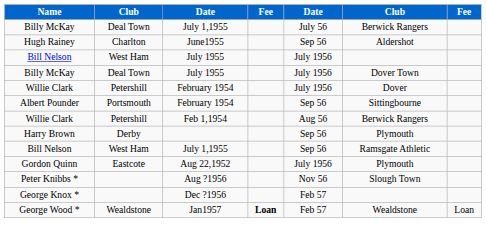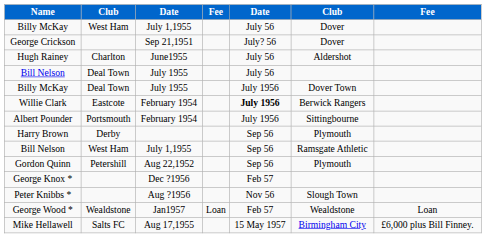(129, 27) Deal Town -> (108, 27) West Ham
(395, 27) Berwick Rangers -> (332, 27) Dover
+ row: (43, 42)
(313, 42) Sep 56 -> (260, 57) July 56
(129, 57) West Ham -> (108, 73) Deal Town
(313, 57) July 1956 -> (260, 73) July 56
(129, 88) Petershill -> (108, 103) Eastcote
(313, 88) normal -> (260, 103) bold
(395, 88) Dover -> (332, 103) Berwick Rangers
(313, 103) Sep 56 -> (260, 118) July 1956
- row: (49, 118)
(129, 164) Eastcote -> (108, 164) Petershill
(313, 164) July 1956 -> (260, 164) Sep 56
rows swapped: (49, 179) <-> (49, 194)
(266, 210) bold -> (216, 210) normal
+ row: (43, 225)
